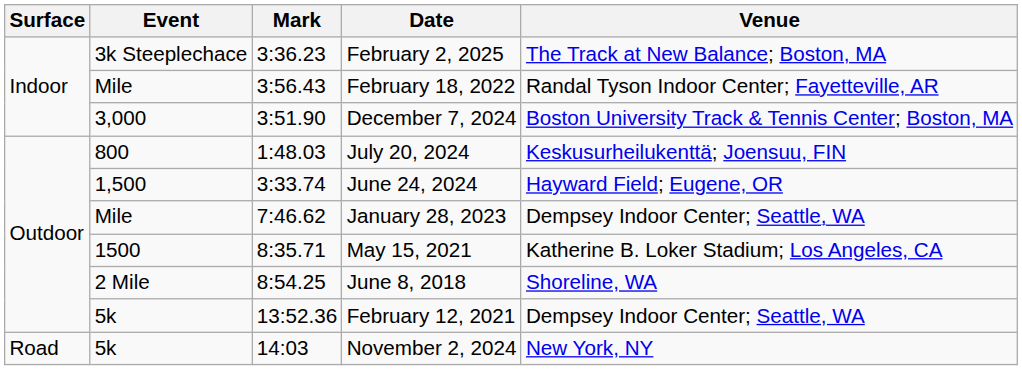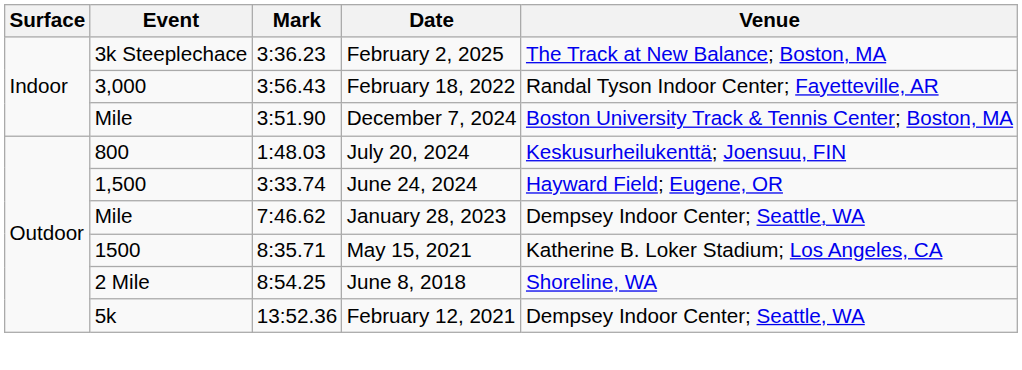(114, 86) Mile -> (120, 86) 3,000
(120, 119) 3,000 -> (114, 119) Mile
- row: (432, 348)
